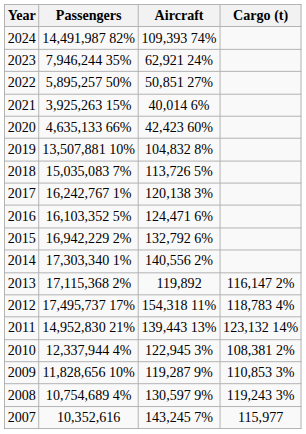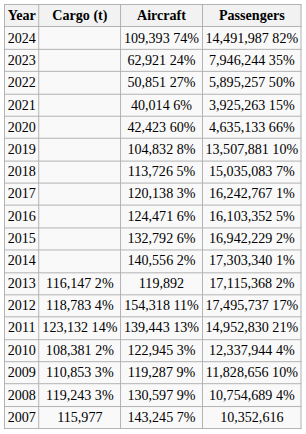columns swapped: (89, 15) <-> (261, 15)
